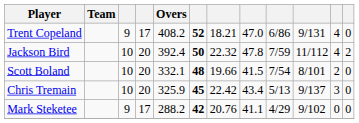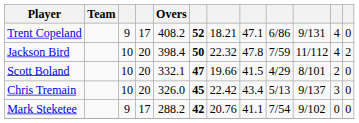(253, 33) 47.0 -> (253, 33) 47.1
(171, 52) 392.4 -> (171, 52) 398.4
(198, 71) 48 -> (198, 71) 47
(280, 71) 7/54 -> (280, 71) 4/29
(171, 90) 325.9 -> (171, 90) 326.0
(280, 109) 4/29 -> (280, 109) 7/54
